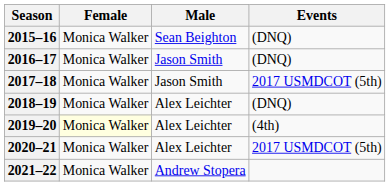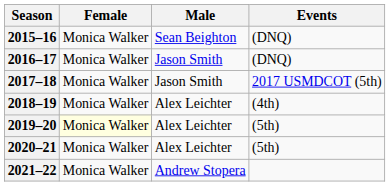(272, 103) (DNQ) -> (266, 103) (4th)
(266, 125) (4th) -> (266, 125) (5th)
(317, 147) 2017 USMDCOT (5th) -> (266, 147) (5th)
